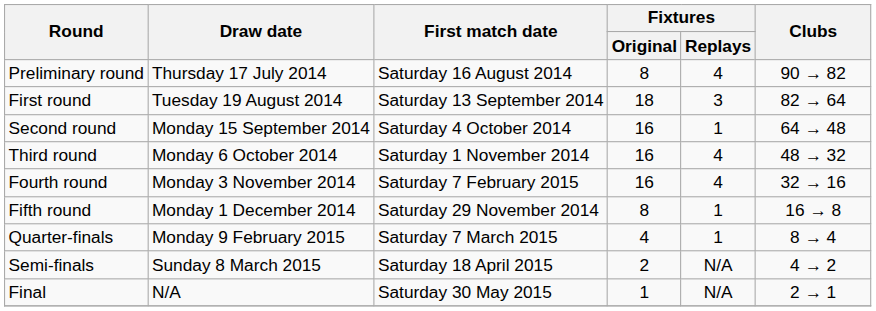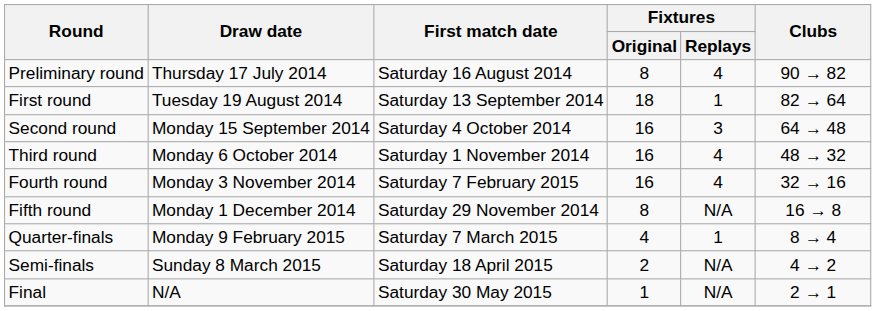(718, 100) 3 -> (718, 100) 1
(718, 127) 1 -> (718, 127) 3
(718, 210) 1 -> (718, 210) N/A
